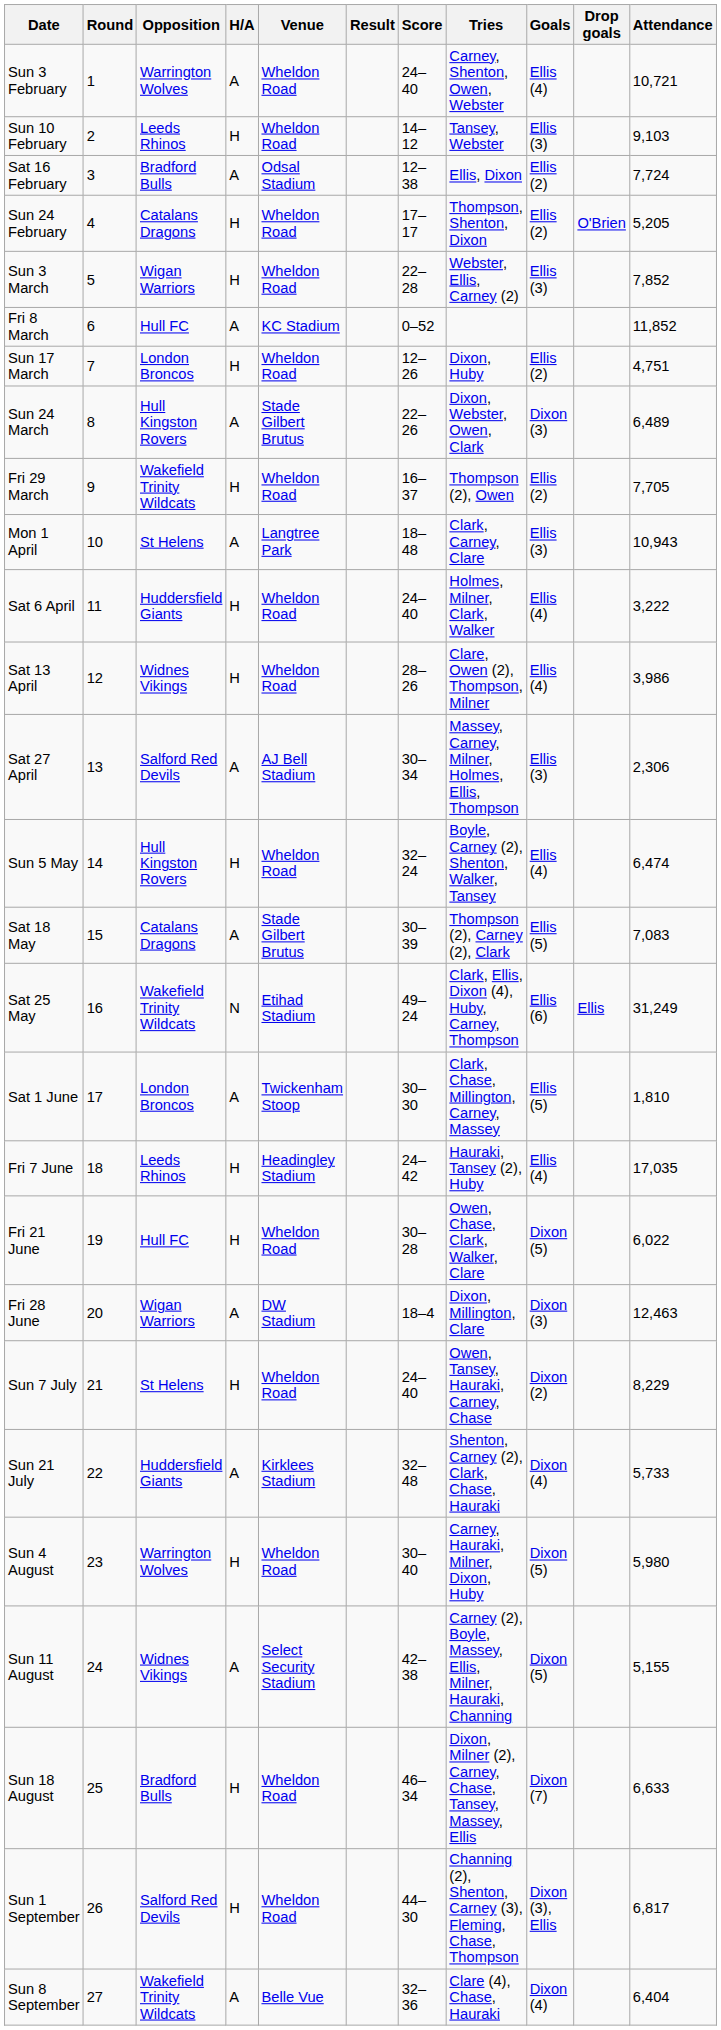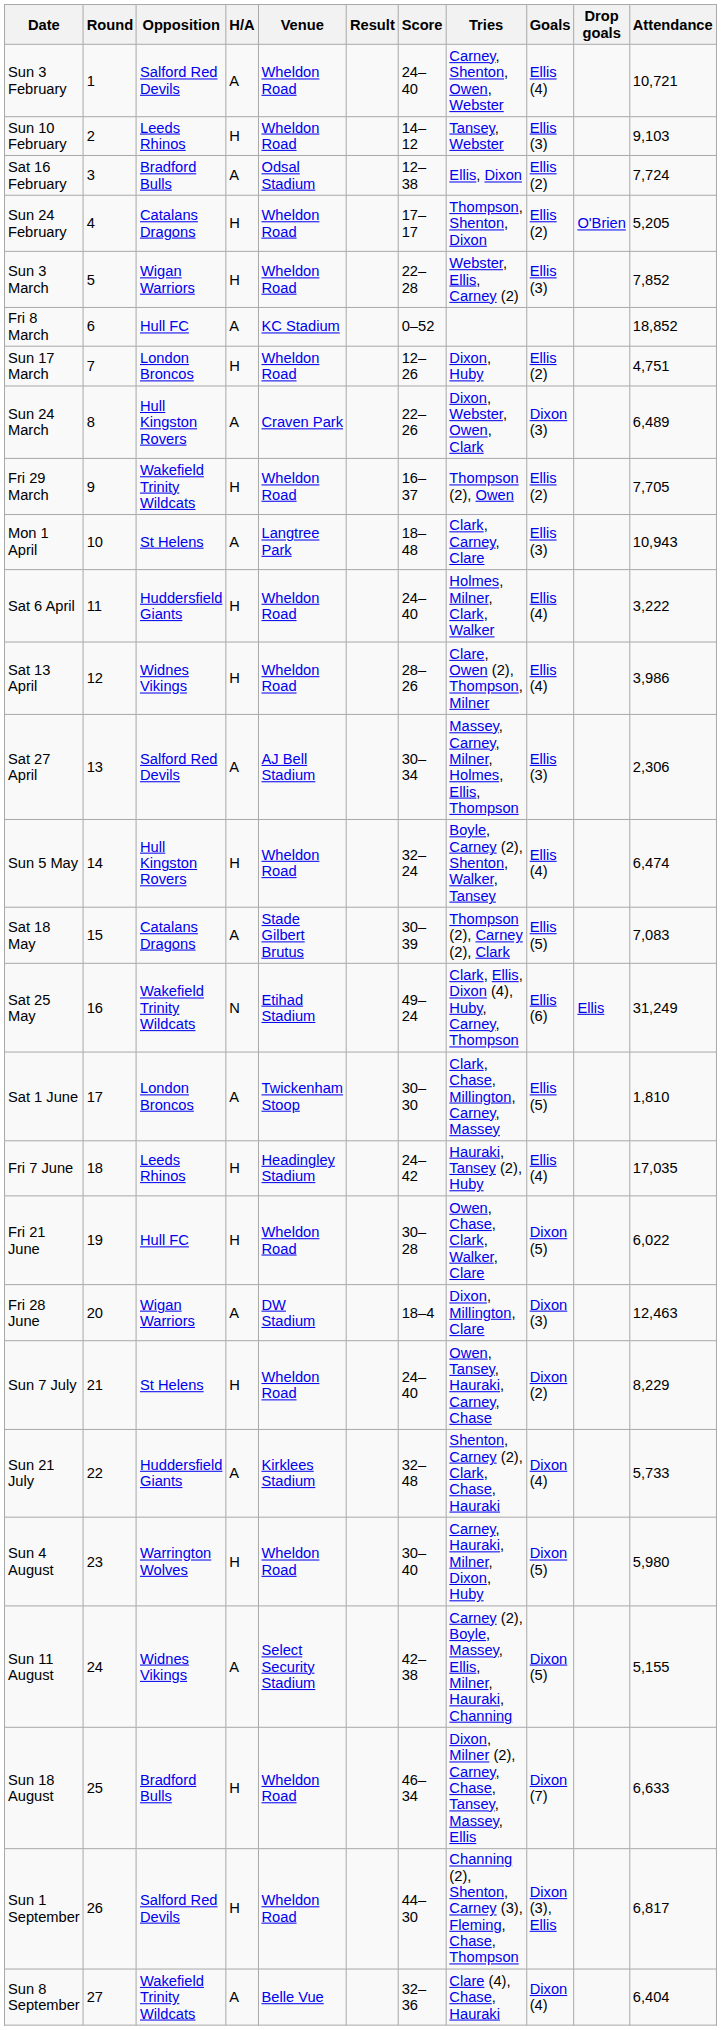(176, 81) Warrington Wolves -> (179, 81) Salford Red Devils
(655, 327) 11,852 -> (655, 327) 18,852
(283, 422) Stade Gilbert Brutus -> (302, 422) Craven Park
